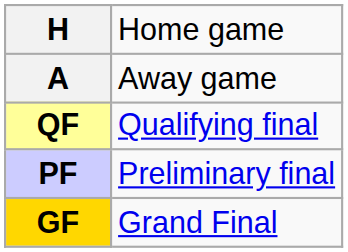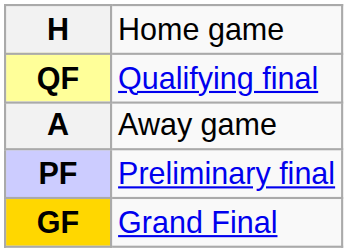rows swapped: (58, 78) <-> (58, 126)
